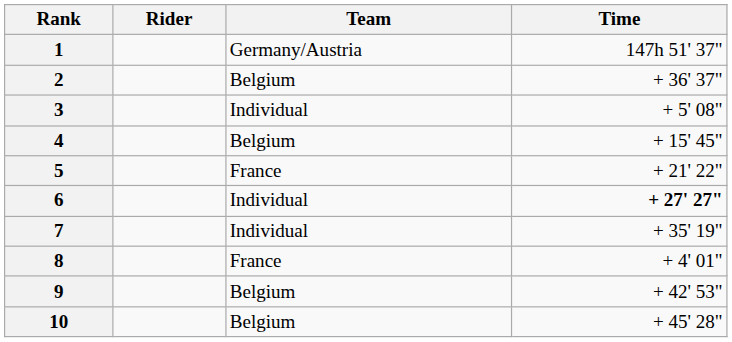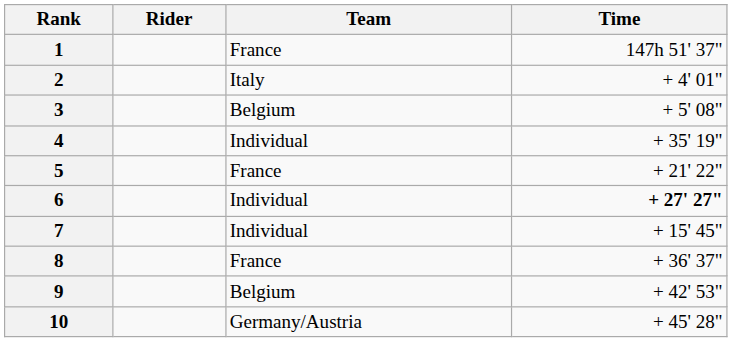(296, 49) Germany/Austria -> (256, 49) France
(263, 79) Belgium -> (247, 79) Italy
(688, 79) + 36' 37" -> (693, 79) + 4' 01"
(269, 110) Individual -> (263, 110) Belgium
(263, 140) Belgium -> (269, 140) Individual
(688, 140) + 15' 45" -> (688, 140) + 35' 19"
(688, 230) + 35' 19" -> (688, 230) + 15' 45"
(693, 261) + 4' 01" -> (688, 261) + 36' 37"
(263, 321) Belgium -> (296, 321) Germany/Austria
